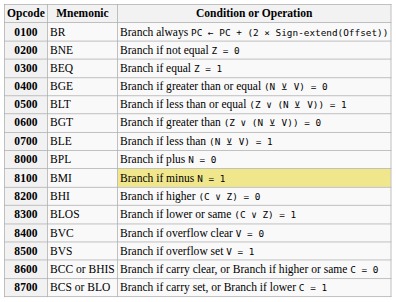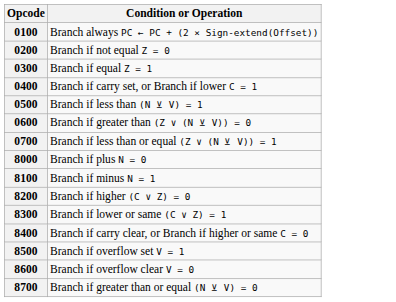- column: (82, 13)
(224, 86) Branch if greater than or equal (N ⊻ V) = 0 -> (154, 86) Branch if carry set, or Branch if lower C = 1
(233, 104) Branch if less than or equal (Z ∨ (N ⊻ V)) = 1 -> (126, 104) Branch if less than (N ⊻ V) = 1
(196, 141) Branch if less than (N ⊻ V) = 1 -> (163, 141) Branch if less than or equal (Z ∨ (N ⊻ V)) = 1
(173, 178) khaki background -> (103, 178) no background
(192, 232) Branch if overflow clear V = 0 -> (179, 232) Branch if carry clear, or Branch if higher or same C = 0
(249, 269) Branch if carry clear, or Branch if higher or same C = 0 -> (122, 269) Branch if overflow clear V = 0
(224, 287) Branch if carry set, or Branch if lower C = 1 -> (154, 287) Branch if greater than or equal (N ⊻ V) = 0
